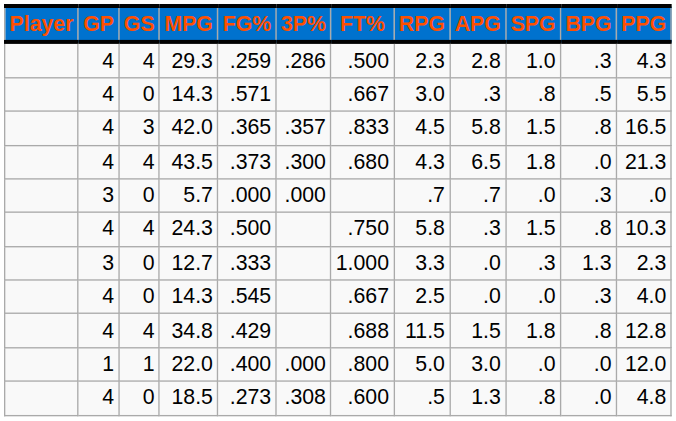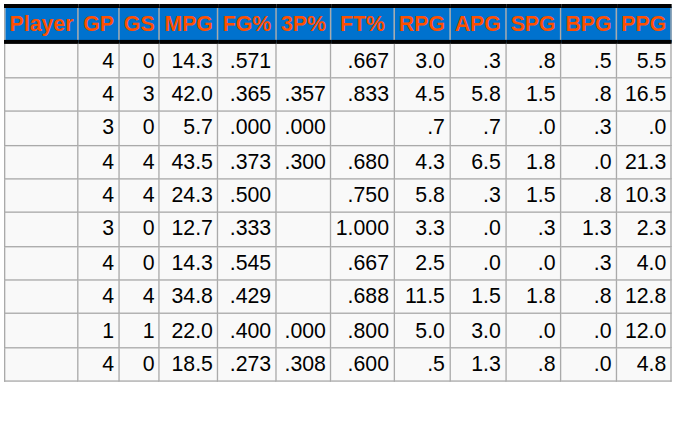- row: (149, 60)
rows swapped: (149, 195) <-> (149, 161)
